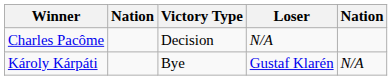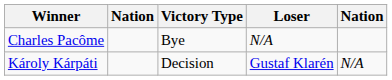(187, 39) Decision -> (173, 39) Bye
(173, 63) Bye -> (187, 63) Decision
